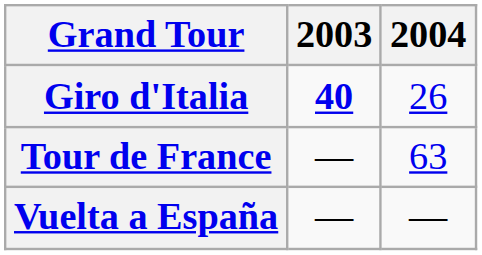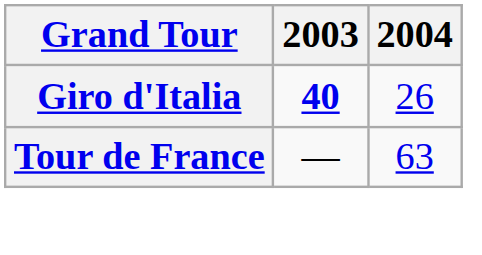- row: (146, 216)
